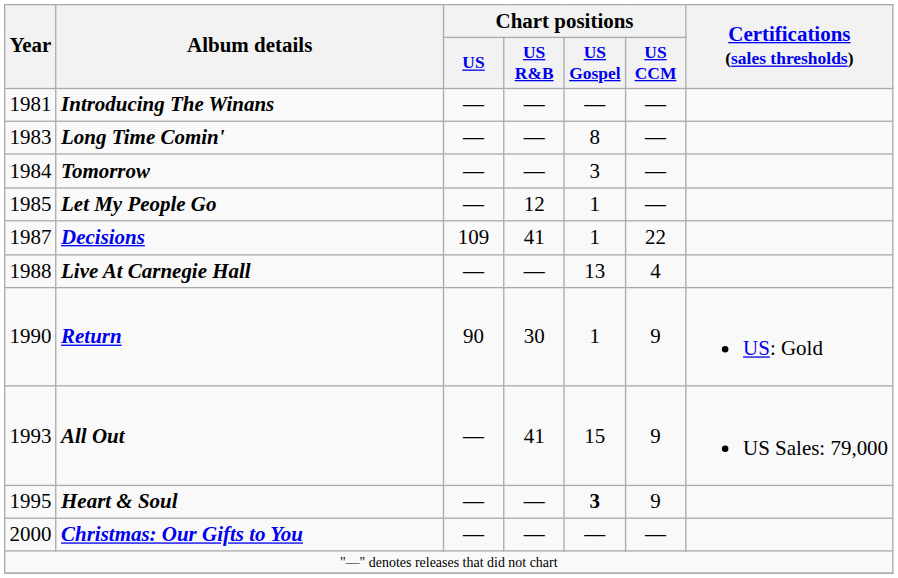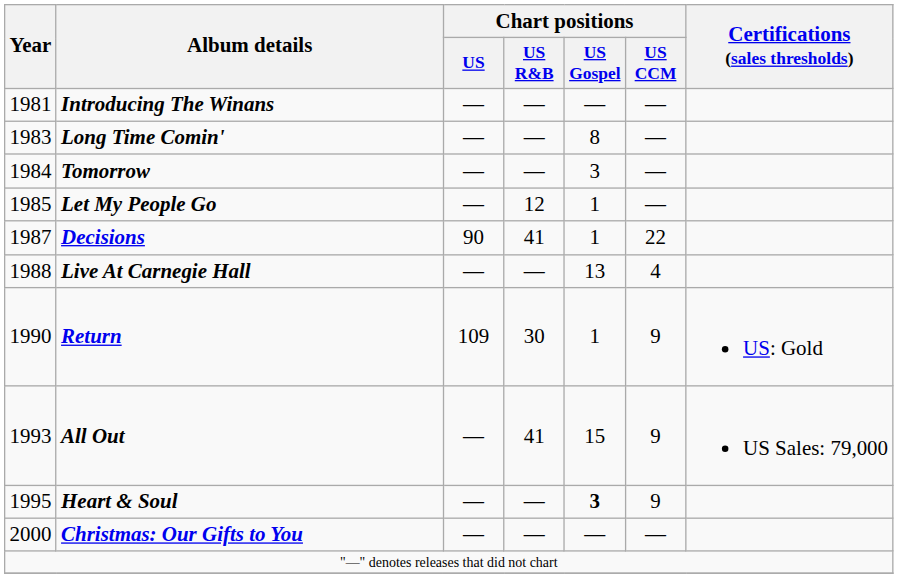(474, 237) 109 -> (474, 237) 90
(474, 336) 90 -> (474, 336) 109
